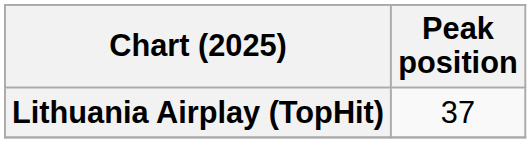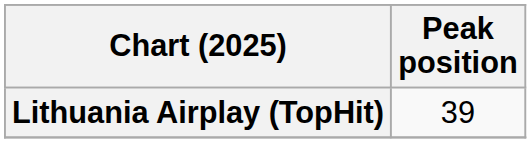(458, 112) 37 -> (458, 112) 39
